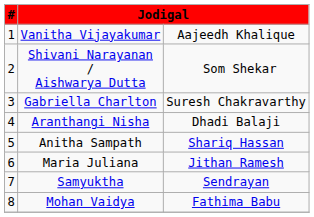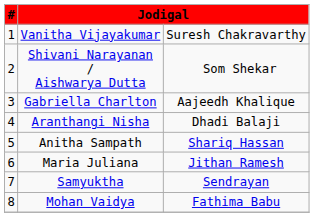(236, 34) Aajeedh Khalique -> (236, 34) Suresh Chakravarthy
(236, 102) Suresh Chakravarthy -> (236, 102) Aajeedh Khalique
